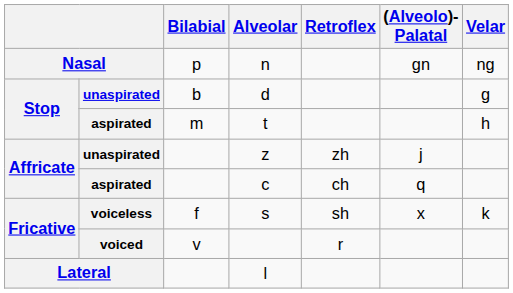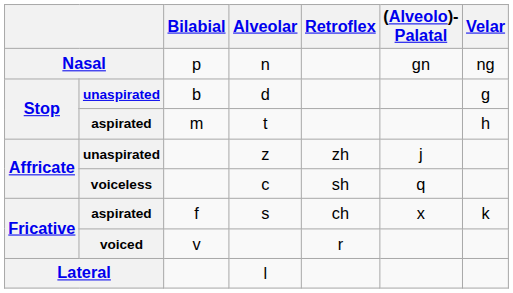(121, 184) aspirated -> (121, 184) voiceless
(340, 184) ch -> (340, 184) sh
(121, 214) voiceless -> (121, 214) aspirated
(340, 214) sh -> (340, 214) ch
